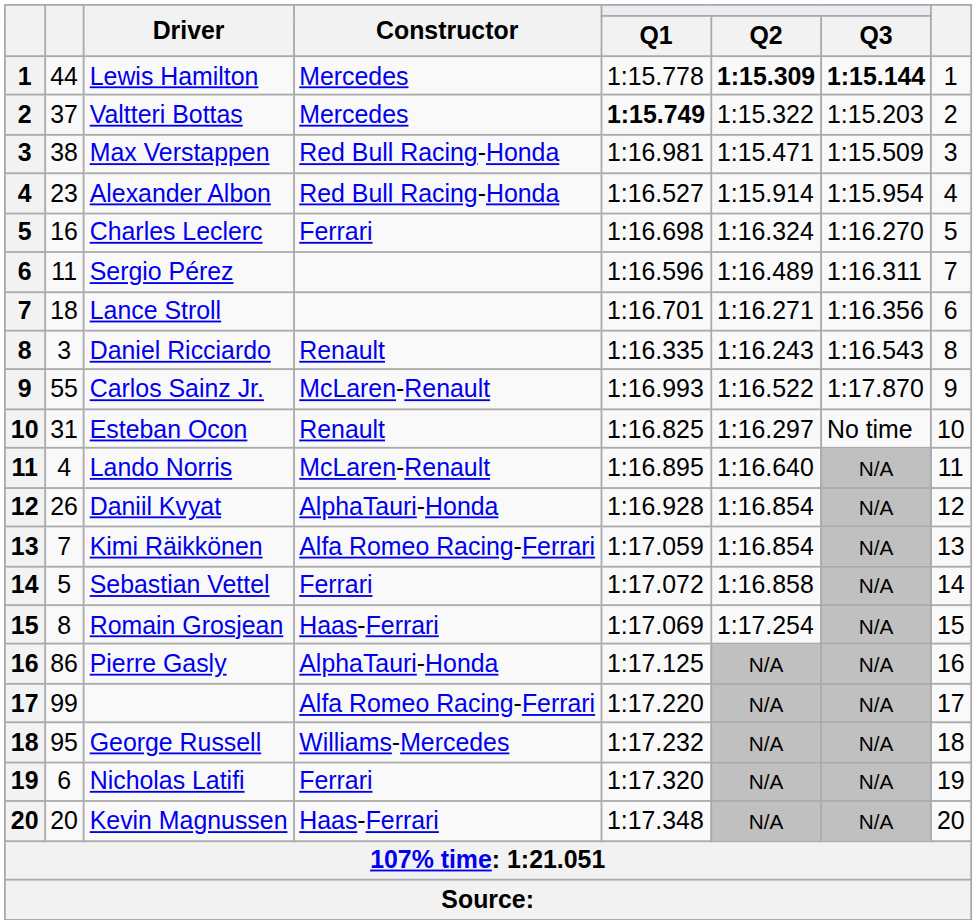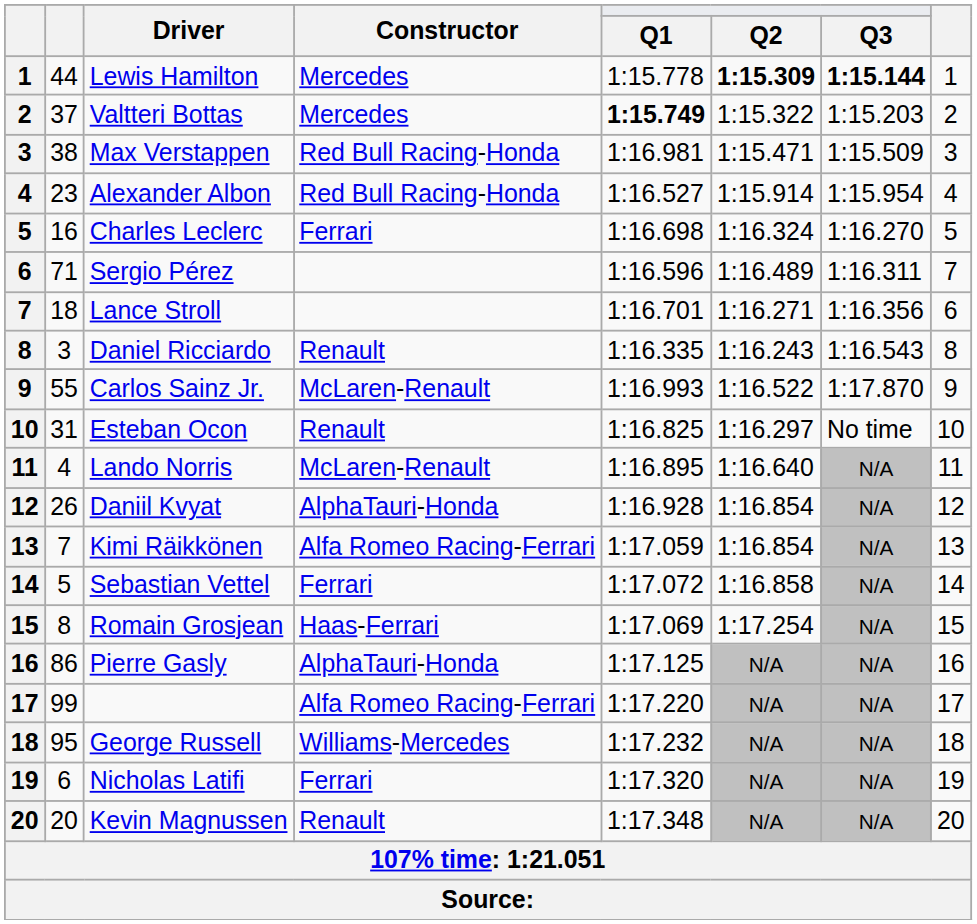(64, 271) 11 -> (64, 271) 71
(369, 821) Haas-Ferrari -> (342, 821) Renault
